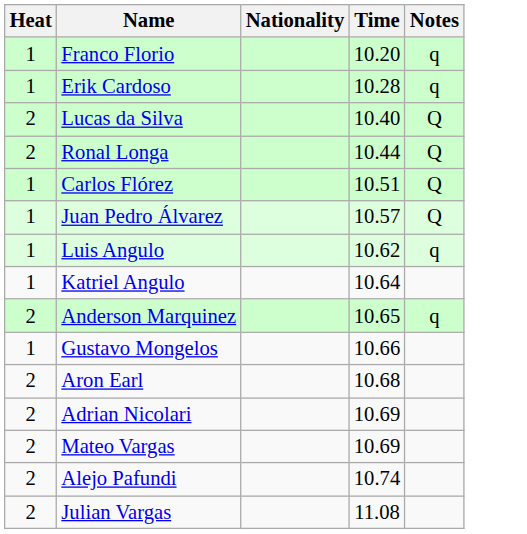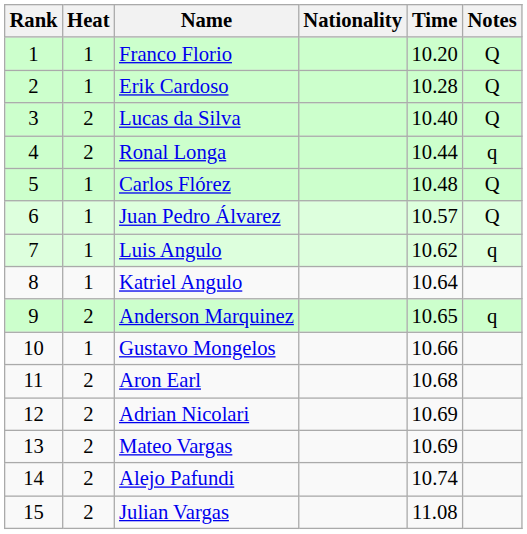+ column: (33, 20)
(434, 53) q -> (492, 53) Q
(434, 86) q -> (492, 86) Q
(434, 151) Q -> (492, 151) q
(377, 184) 10.51 -> (435, 184) 10.48
